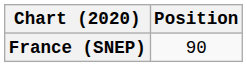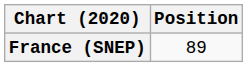(196, 48) 90 -> (196, 48) 89
